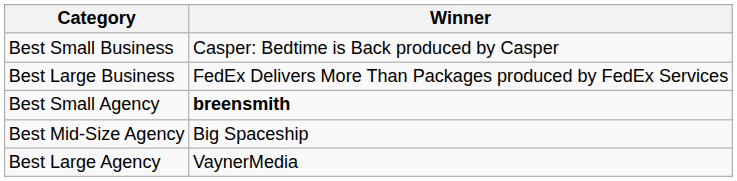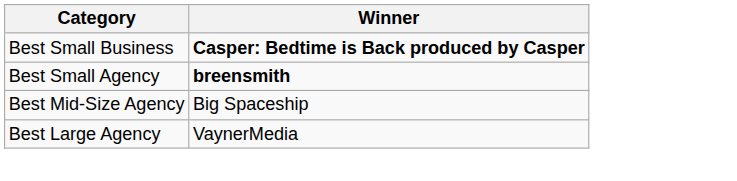(376, 47) normal -> (389, 47) bold
- row: (92, 76)
